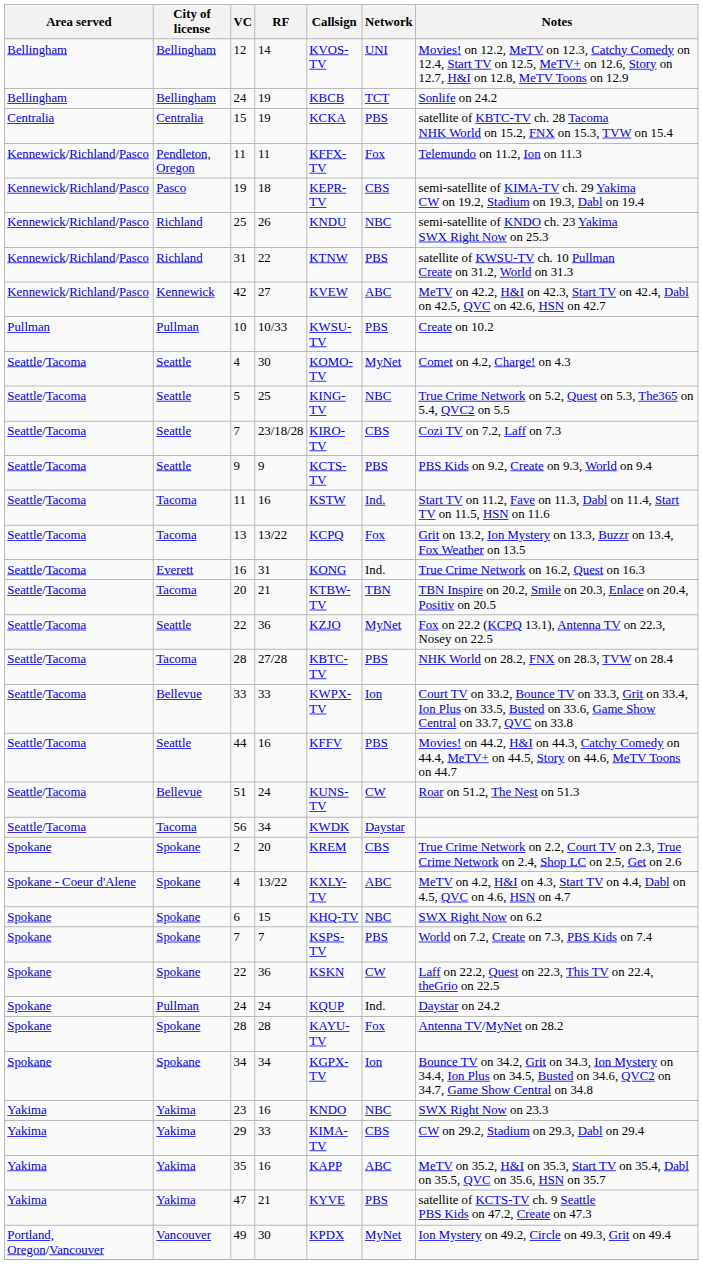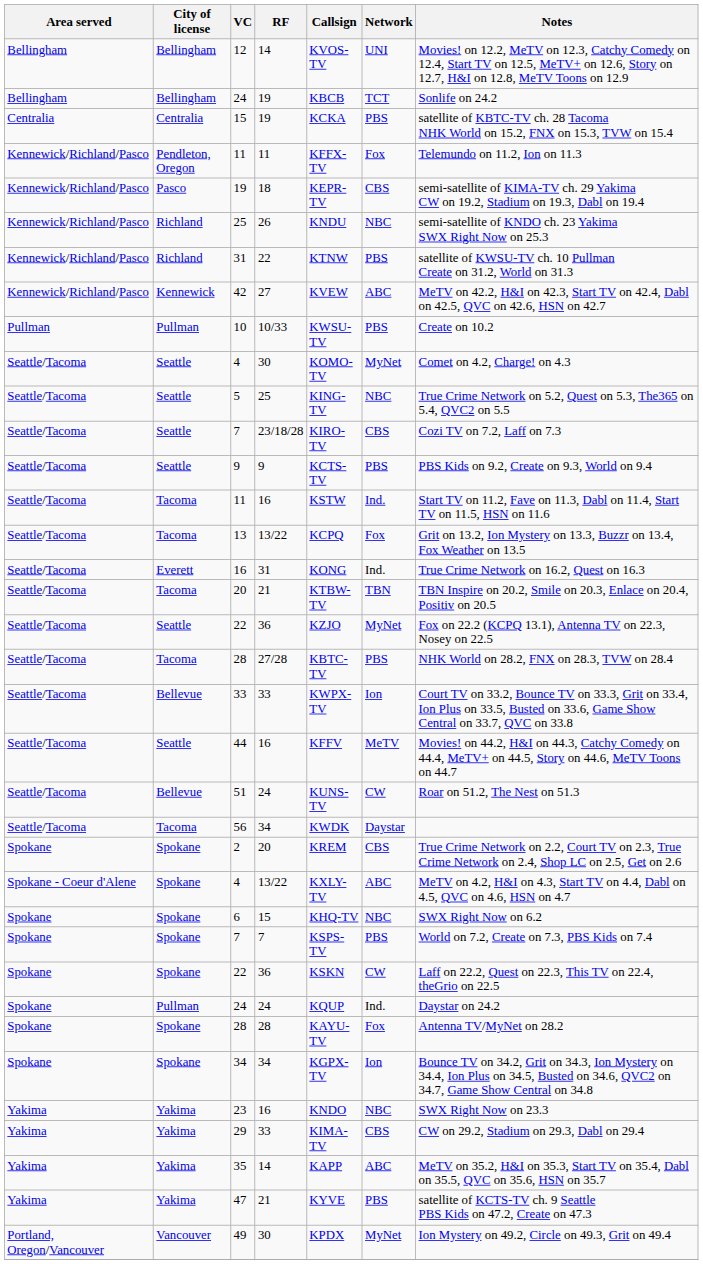(376, 743) PBS -> (382, 743) MeTV
(264, 1165) 16 -> (264, 1165) 14
